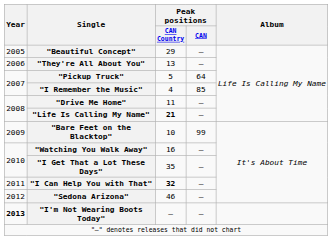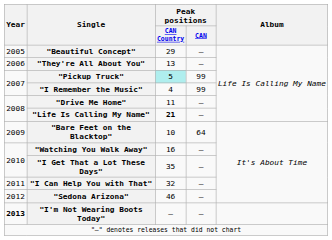(171, 77) no background -> (171, 77) paleturquoise background
(201, 77) 64 -> (201, 77) 99
(201, 89) 85 -> (201, 89) 99
(201, 132) 99 -> (201, 132) 64
(171, 184) bold -> (171, 184) normal
